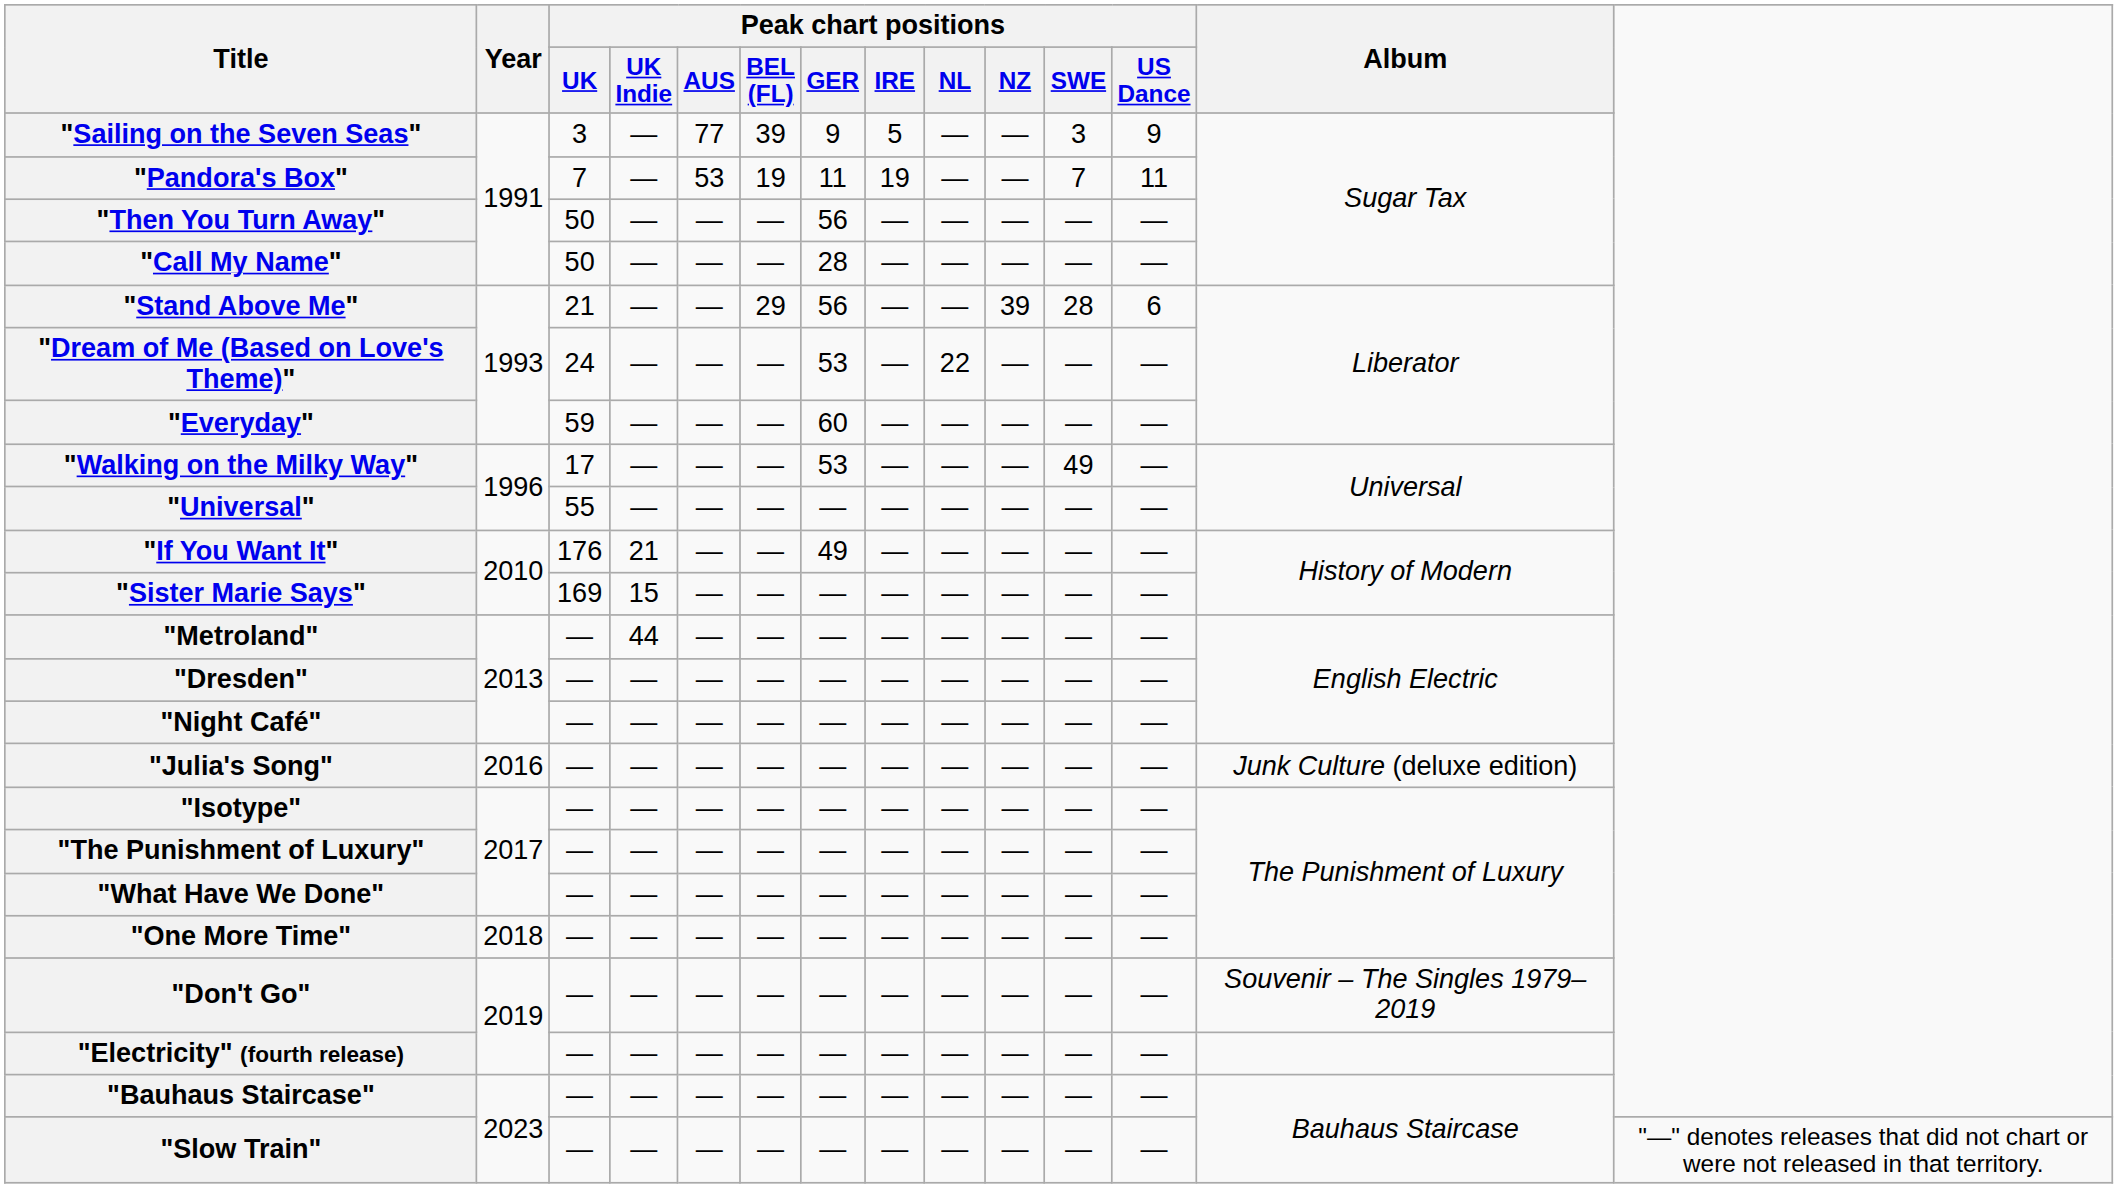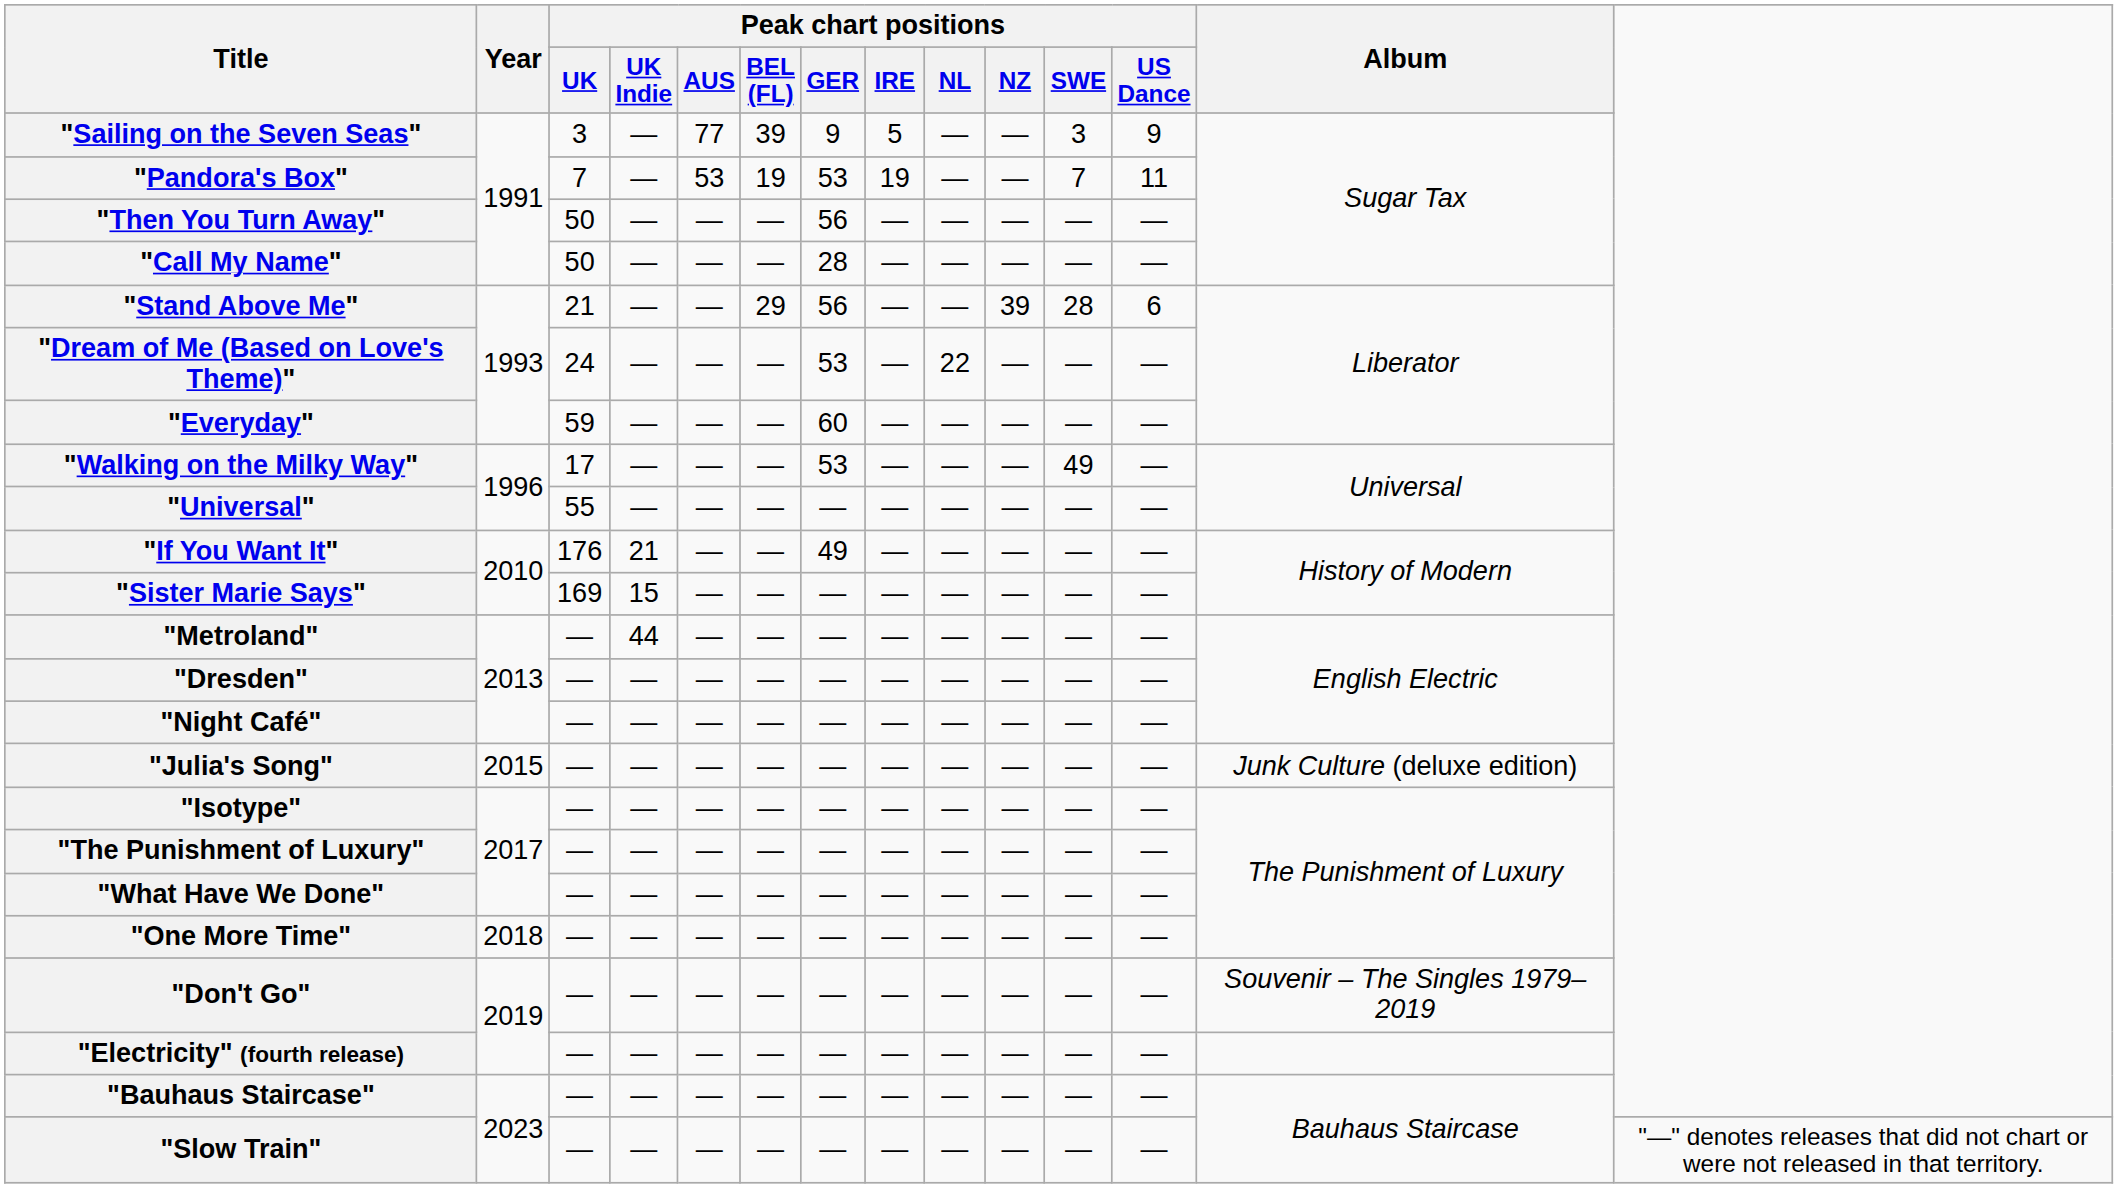(833, 177) 11 -> (833, 177) 53
(513, 765) 2016 -> (513, 765) 2015
